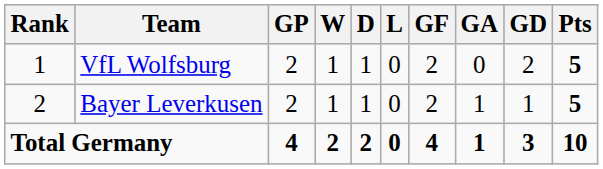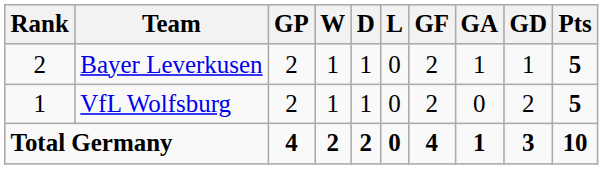rows swapped: (156, 63) <-> (171, 103)
